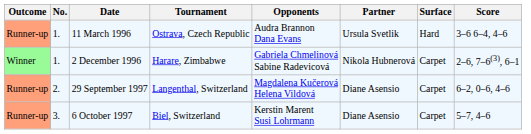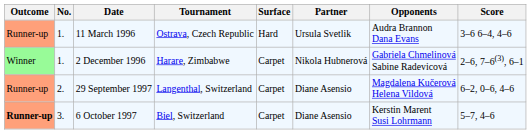columns swapped: (436, 11) <-> (296, 11)
(27, 115) normal -> (29, 115) bold
